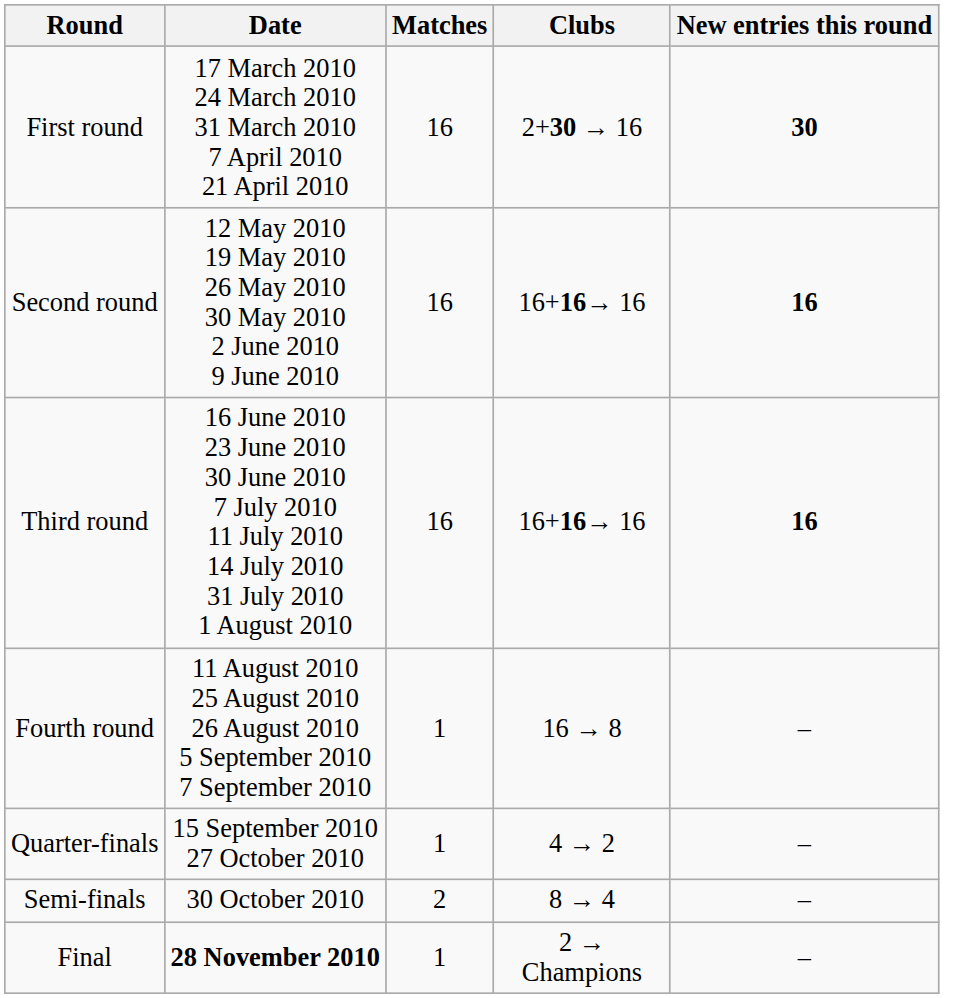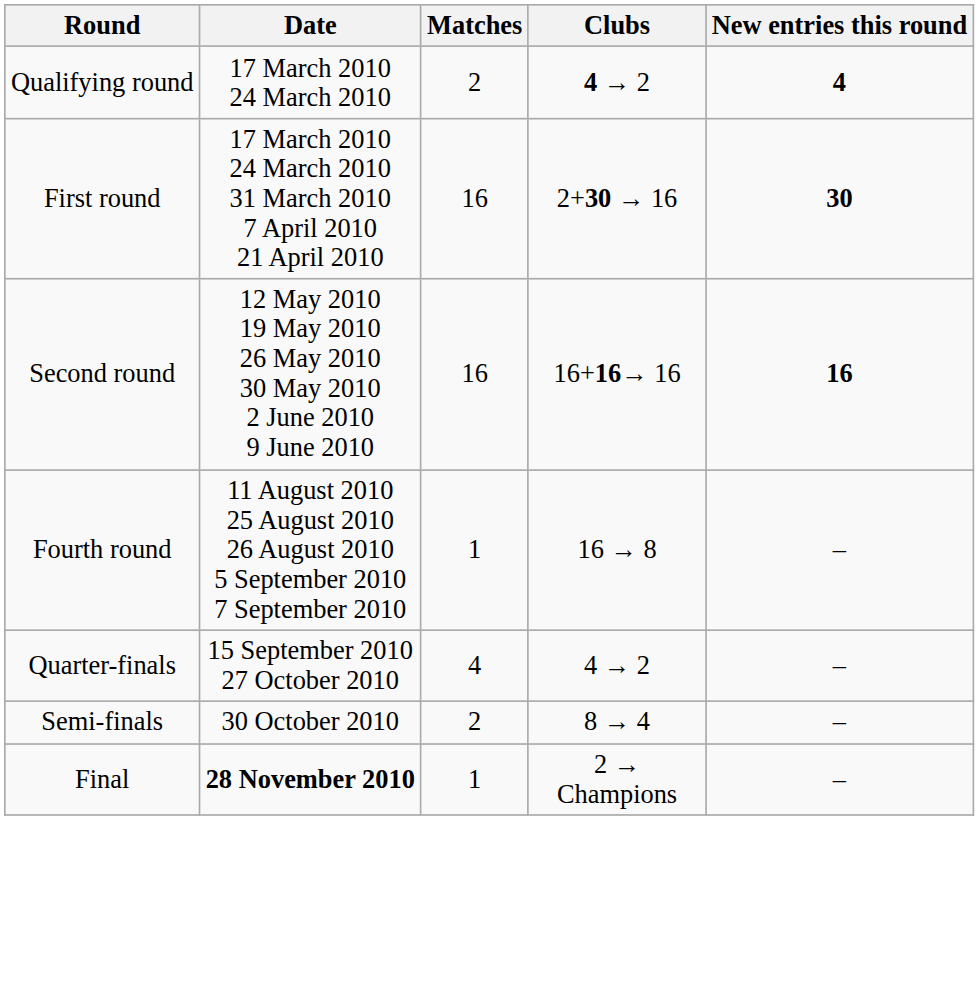+ row: (102, 82)
- row: (85, 522)
(440, 843) 1 -> (475, 665) 4
